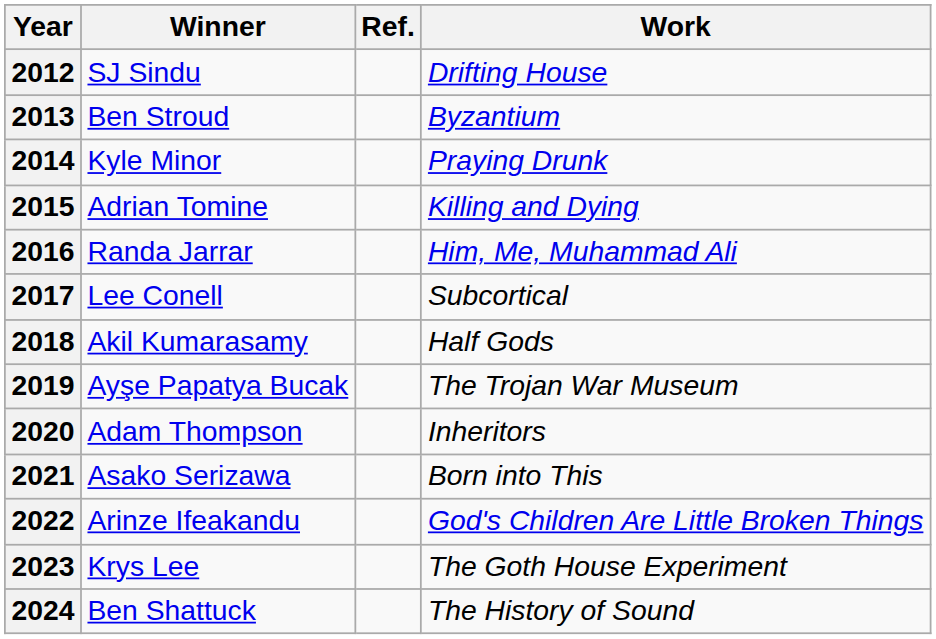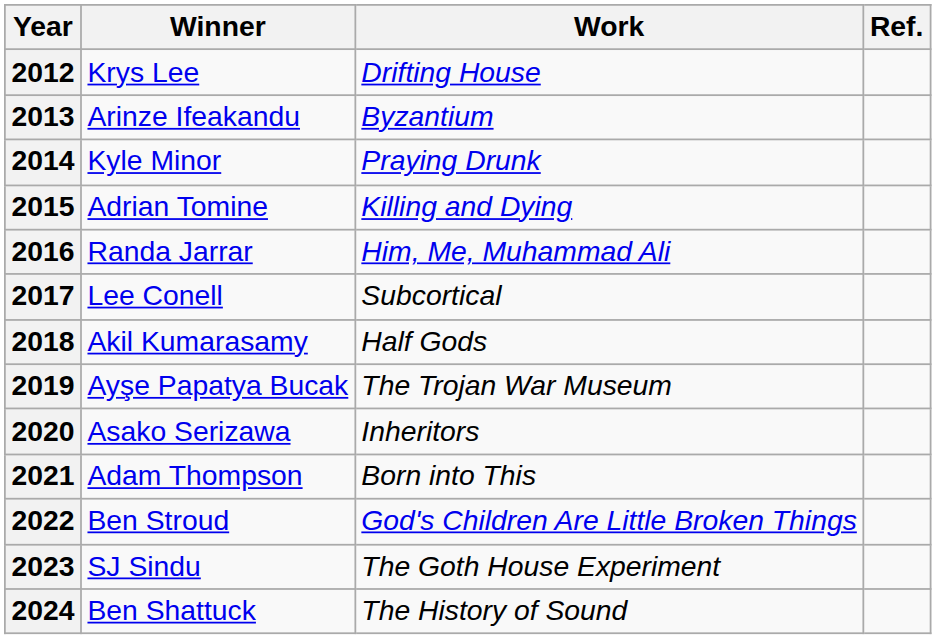columns swapped: (676, 26) <-> (388, 26)
(144, 71) SJ Sindu -> (143, 71) Krys Lee
(158, 116) Ben Stroud -> (194, 116) Arinze Ifeakandu
(195, 431) Adam Thompson -> (189, 431) Asako Serizawa
(189, 476) Asako Serizawa -> (195, 476) Adam Thompson
(194, 521) Arinze Ifeakandu -> (158, 521) Ben Stroud
(143, 565) Krys Lee -> (144, 565) SJ Sindu
